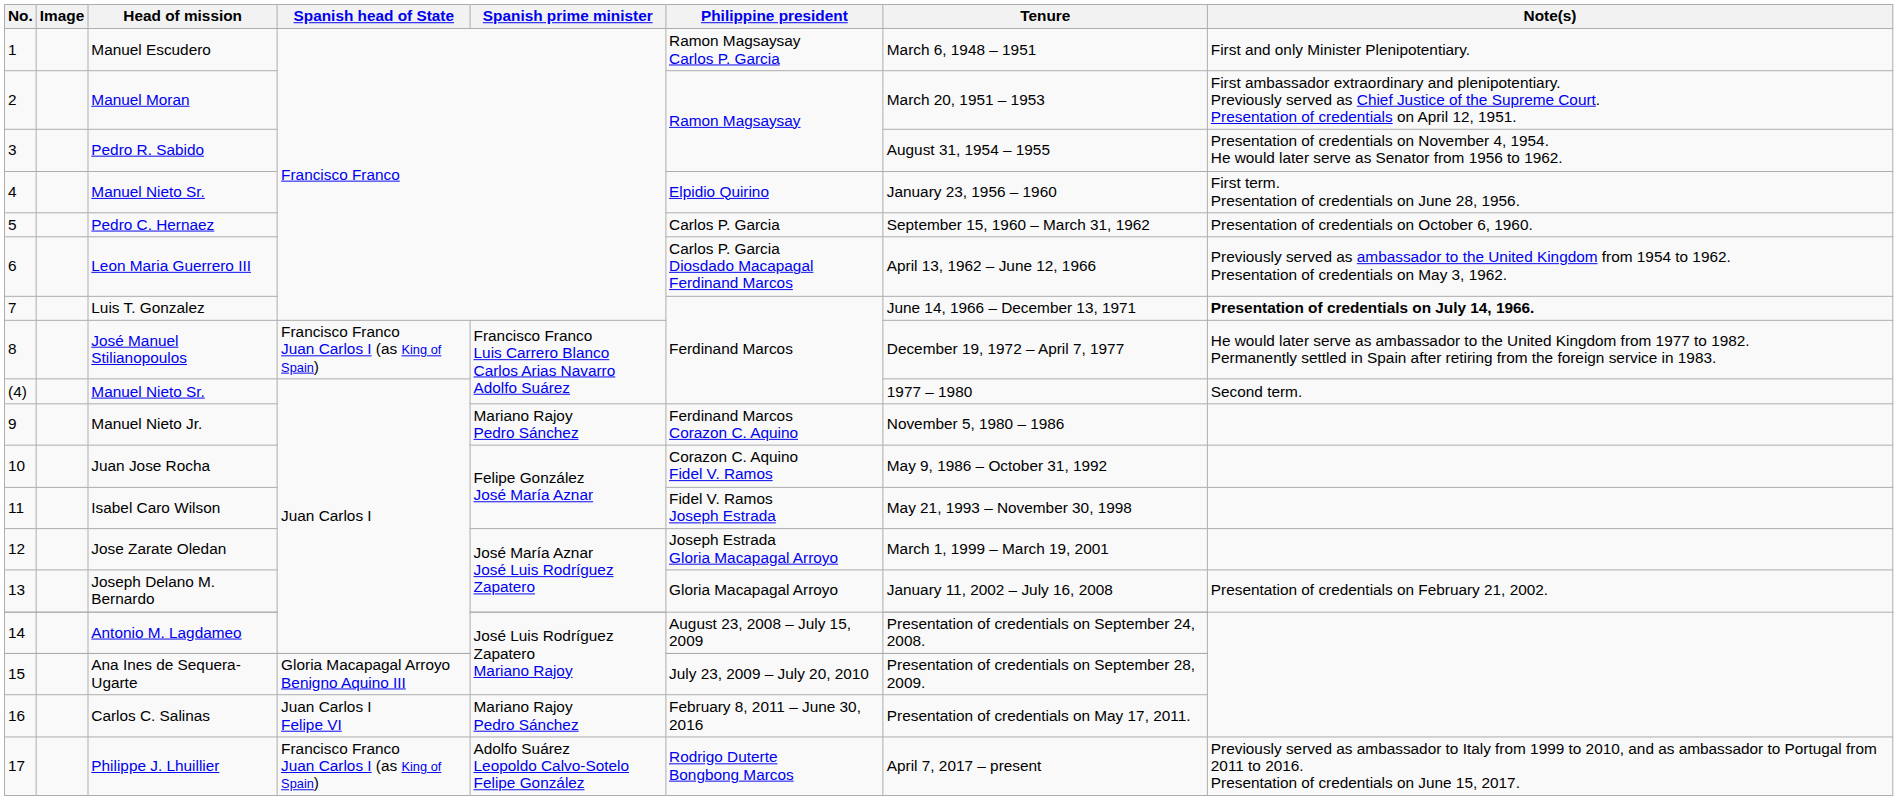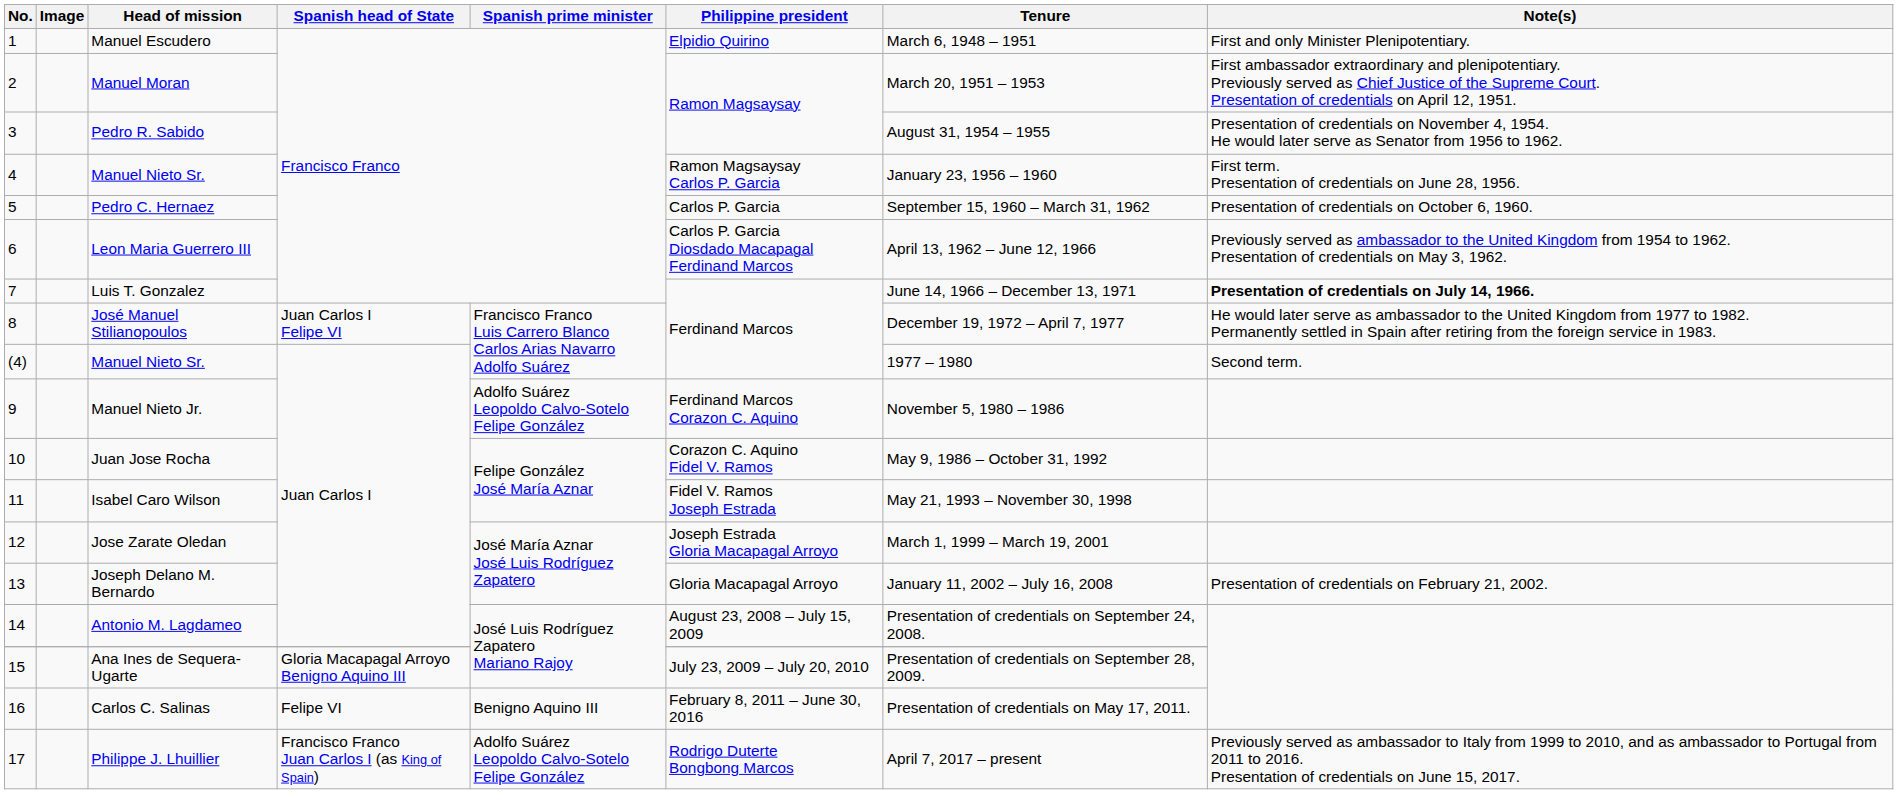(735, 49) Ramon Magsaysay Carlos P. Garcia -> (719, 41) Elpidio Quirino
(719, 191) Elpidio Quirino -> (735, 174) Ramon Magsaysay Carlos P. Garcia
(361, 349) Francisco Franco Juan Carlos I (as King of Spain) -> (326, 323) Juan Carlos I Felipe VI
(526, 424) Mariano Rajoy Pedro Sánchez -> (551, 408) Adolfo Suárez Leopoldo Calvo-Sotelo Felipe González
(326, 715) Juan Carlos I Felipe VI -> (311, 708) Felipe VI
(526, 715) Mariano Rajoy Pedro Sánchez -> (536, 708) Benigno Aquino III
